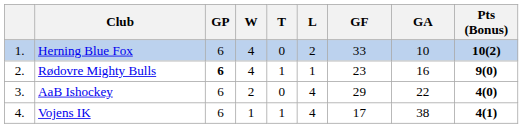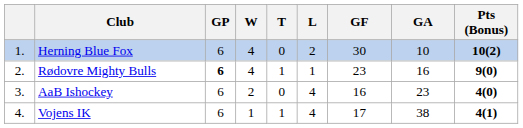(359, 50) 33 -> (359, 50) 30
(359, 92) 29 -> (359, 92) 16
(423, 92) 22 -> (423, 92) 23
